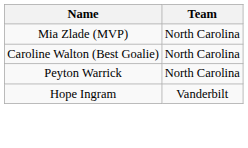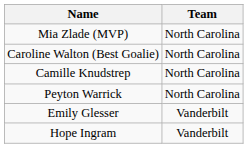+ row: (83, 73)
+ row: (83, 113)
